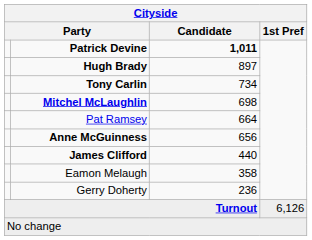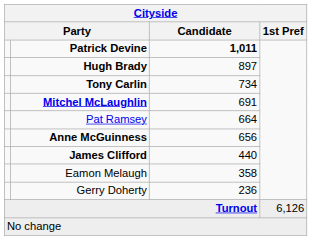(248, 102) 698 -> (248, 102) 691
